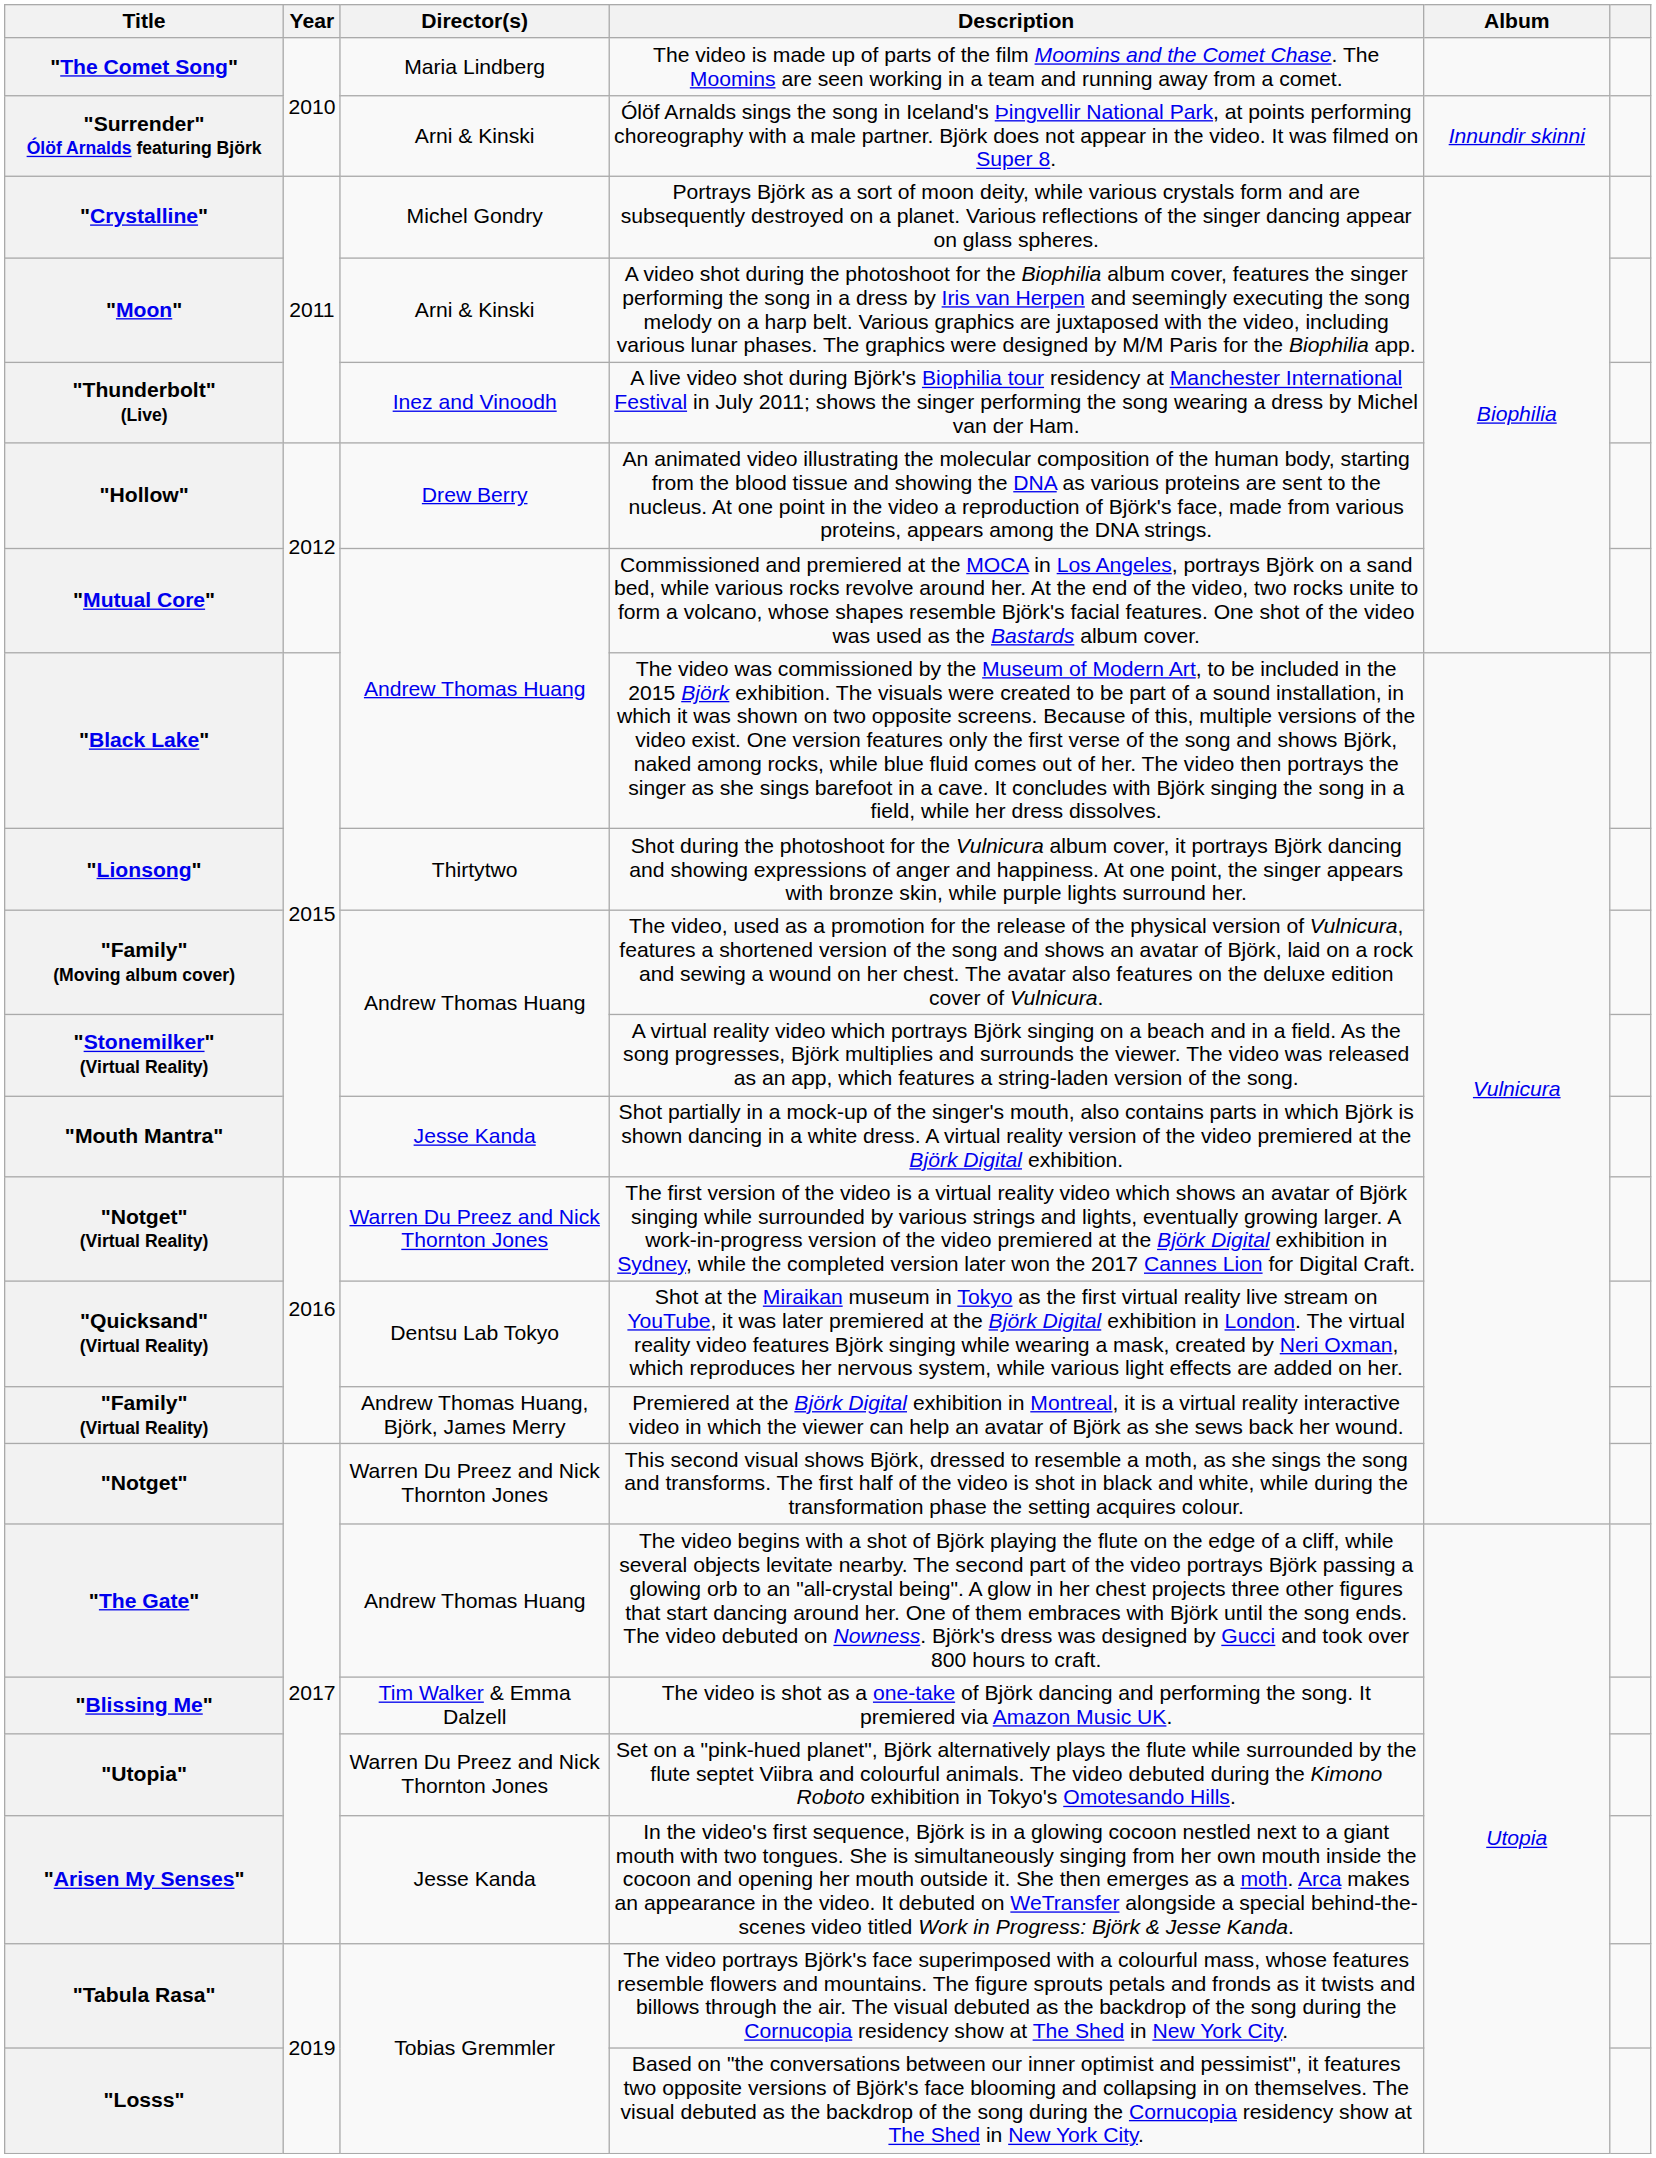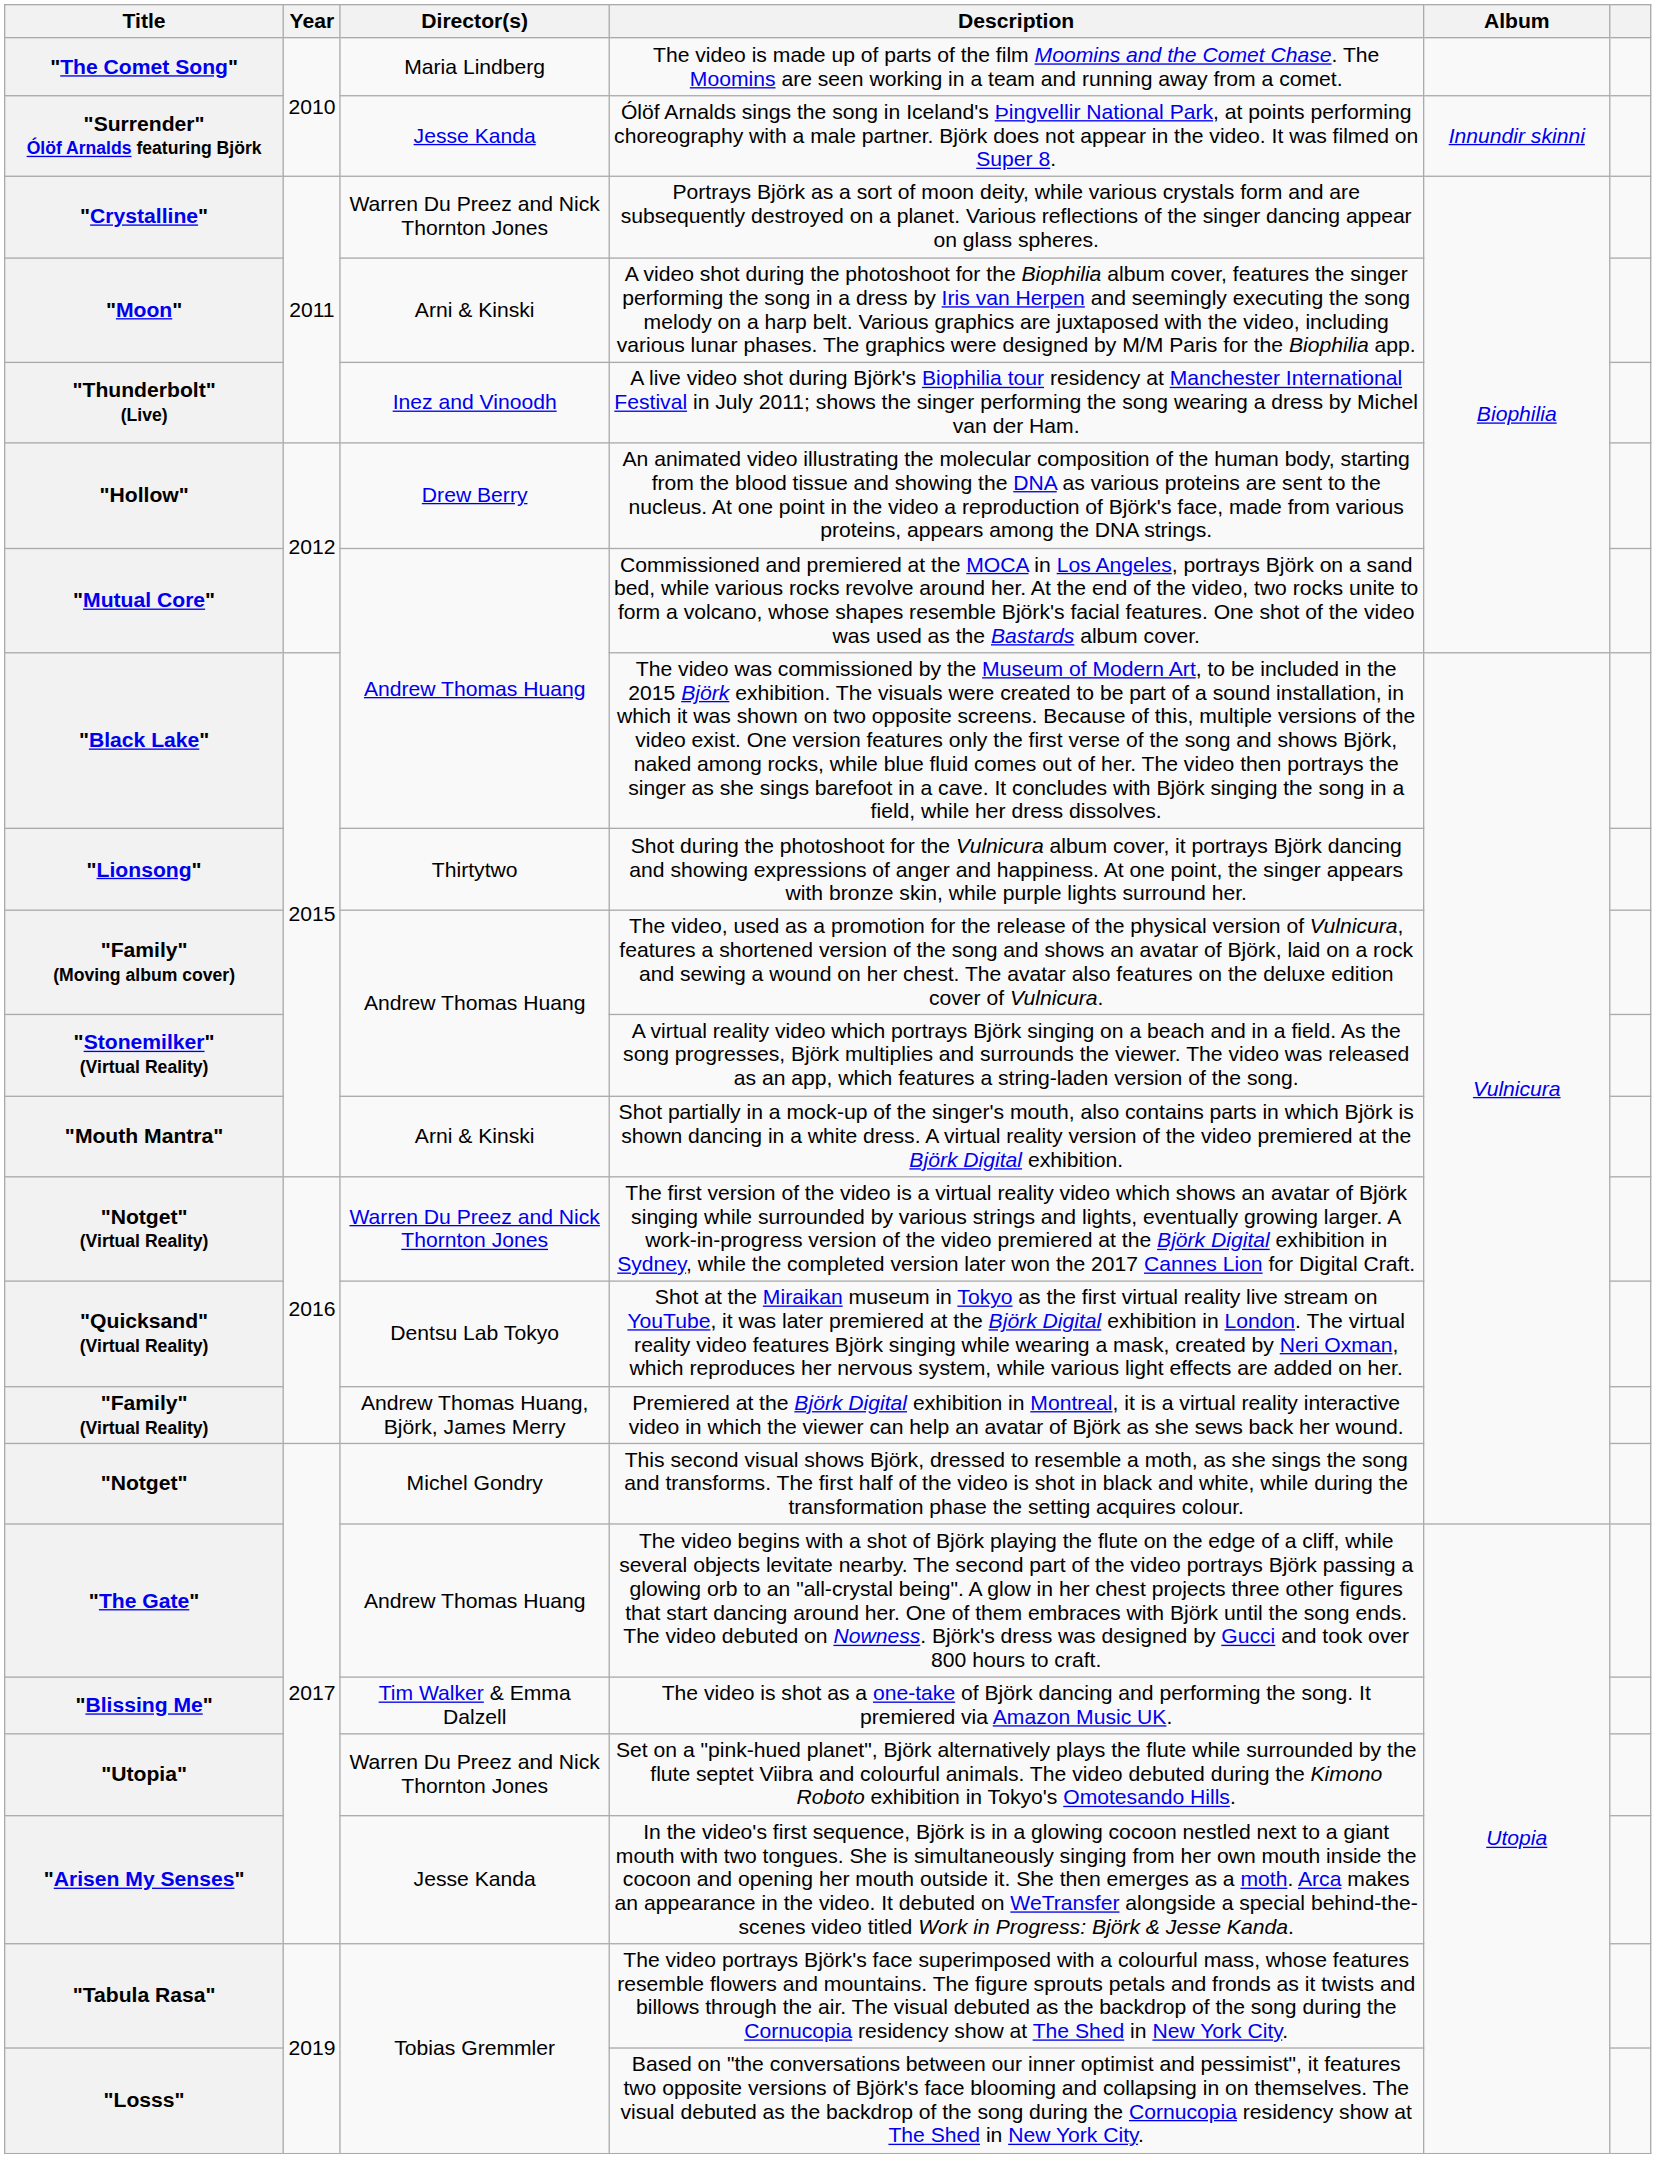(475, 135) Arni & Kinski -> (475, 135) Jesse Kanda
(475, 216) Michel Gondry -> (475, 216) Warren Du Preez and Nick Thornton Jones
(475, 1135) Jesse Kanda -> (475, 1135) Arni & Kinski
(475, 1483) Warren Du Preez and Nick Thornton Jones -> (475, 1483) Michel Gondry
